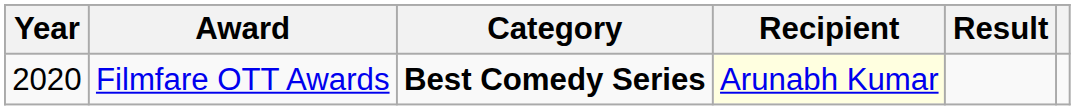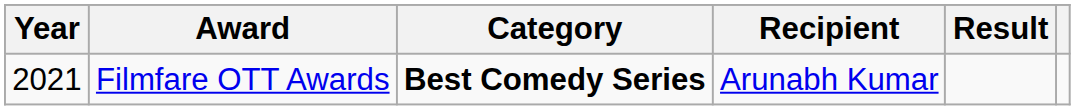(47, 78) 2020 -> (47, 78) 2021
(829, 78) lightyellow background -> (829, 78) no background
